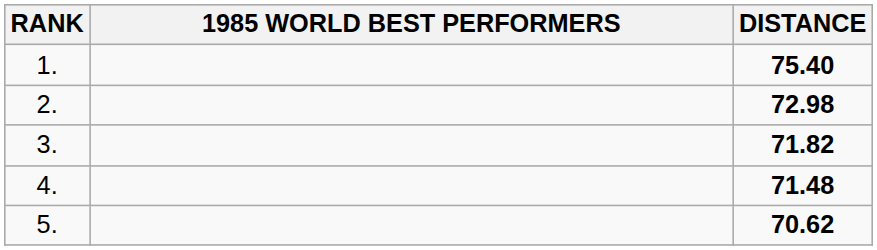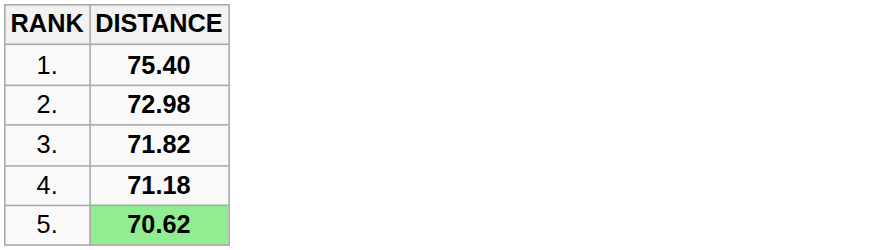- column: (411, 24)
(803, 184) 71.48 -> (159, 184) 71.18
(803, 225) no background -> (159, 225) lightgreen background
